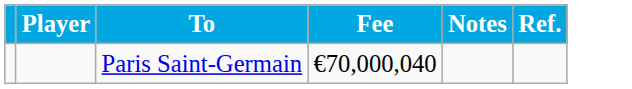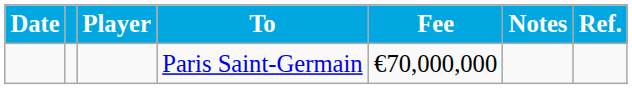+ column: (35, 24)
(375, 63) €70,000,040 -> (436, 63) €70,000,000
